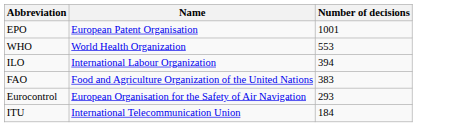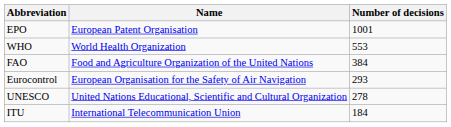- row: (16, 63)
(326, 79) 383 -> (360, 63) 384
+ row: (28, 96)
